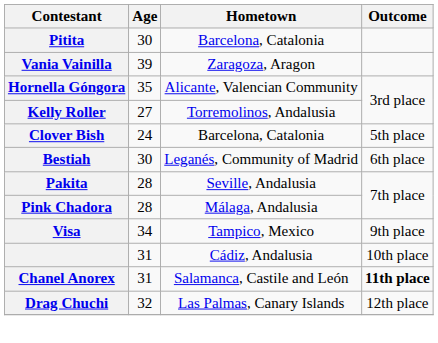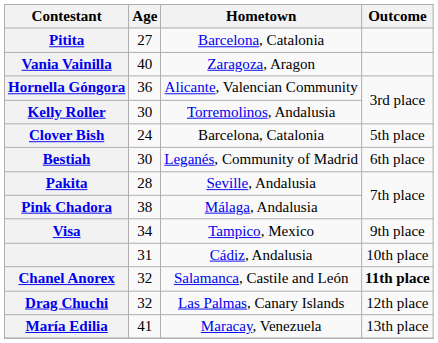(145, 40) 30 -> (145, 40) 27
(145, 64) 39 -> (145, 64) 40
(145, 87) 35 -> (145, 87) 36
(145, 111) 27 -> (145, 111) 30
(145, 207) 28 -> (145, 207) 38
(145, 278) 31 -> (145, 278) 32
+ row: (67, 326)
